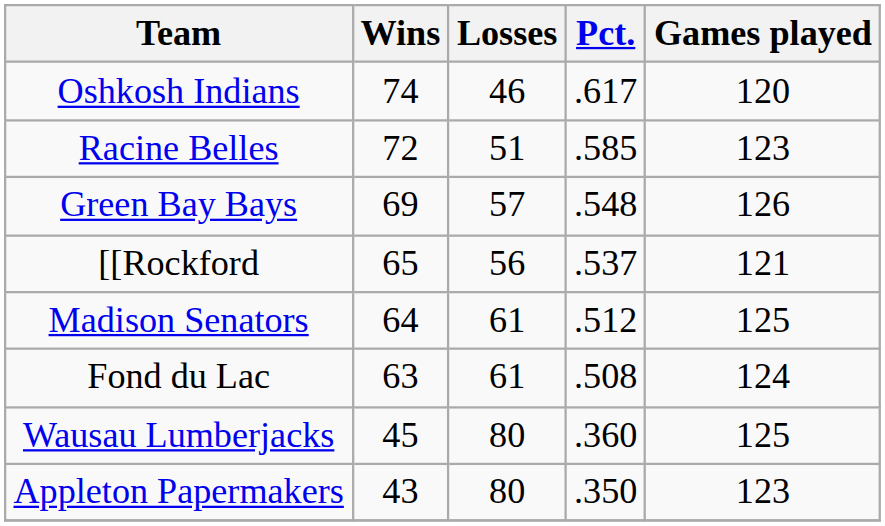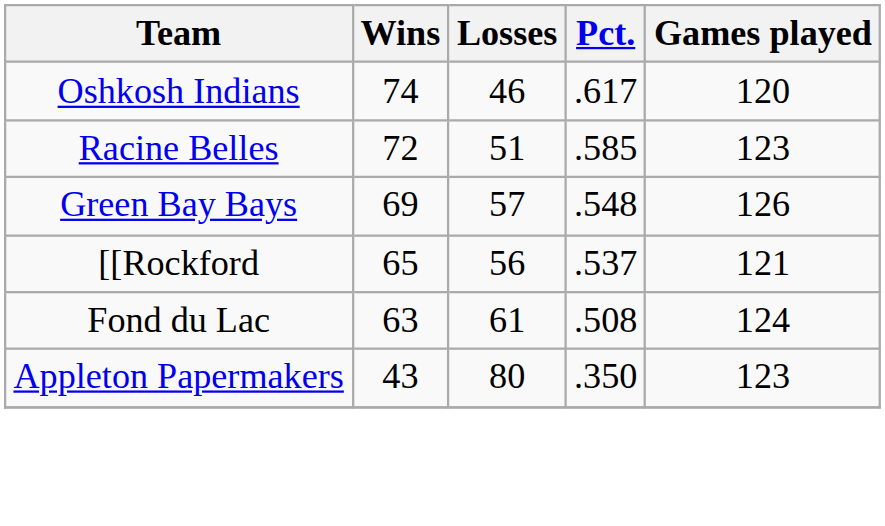- row: (179, 319)
- row: (179, 434)
